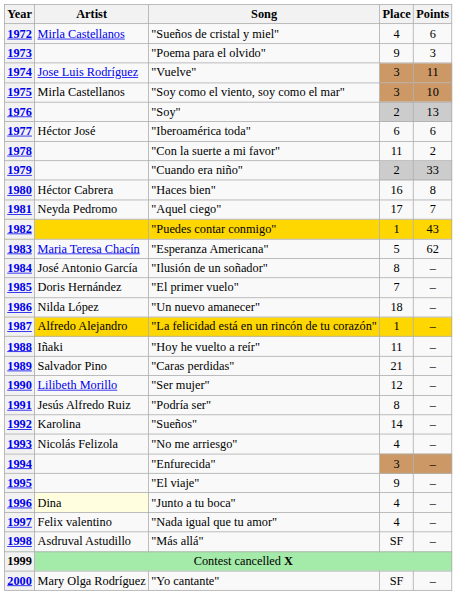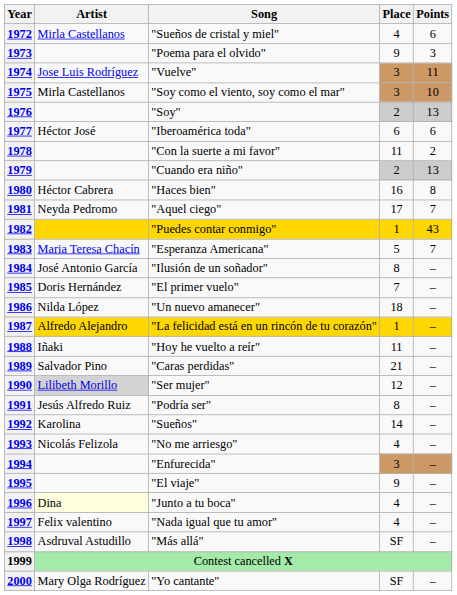(433, 170) 33 -> (433, 170) 13
(433, 248) 62 -> (433, 248) 7
(77, 385) no background -> (77, 385) lightgrey background
